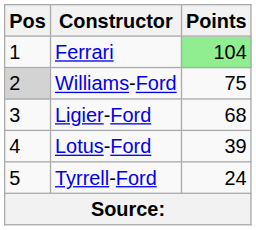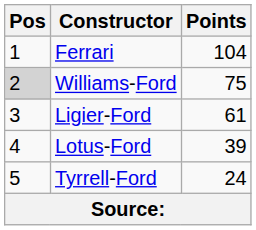(230, 52) lightgreen background -> (230, 52) no background
(236, 115) 68 -> (236, 115) 61
